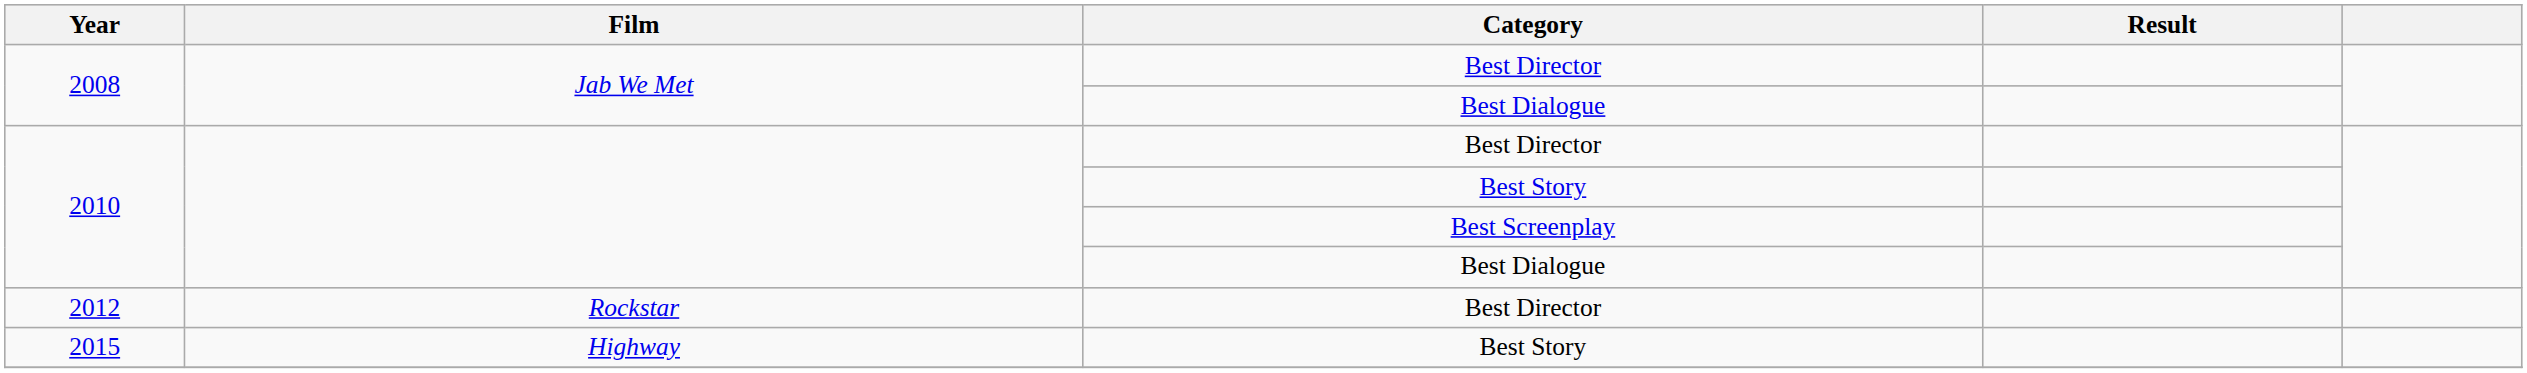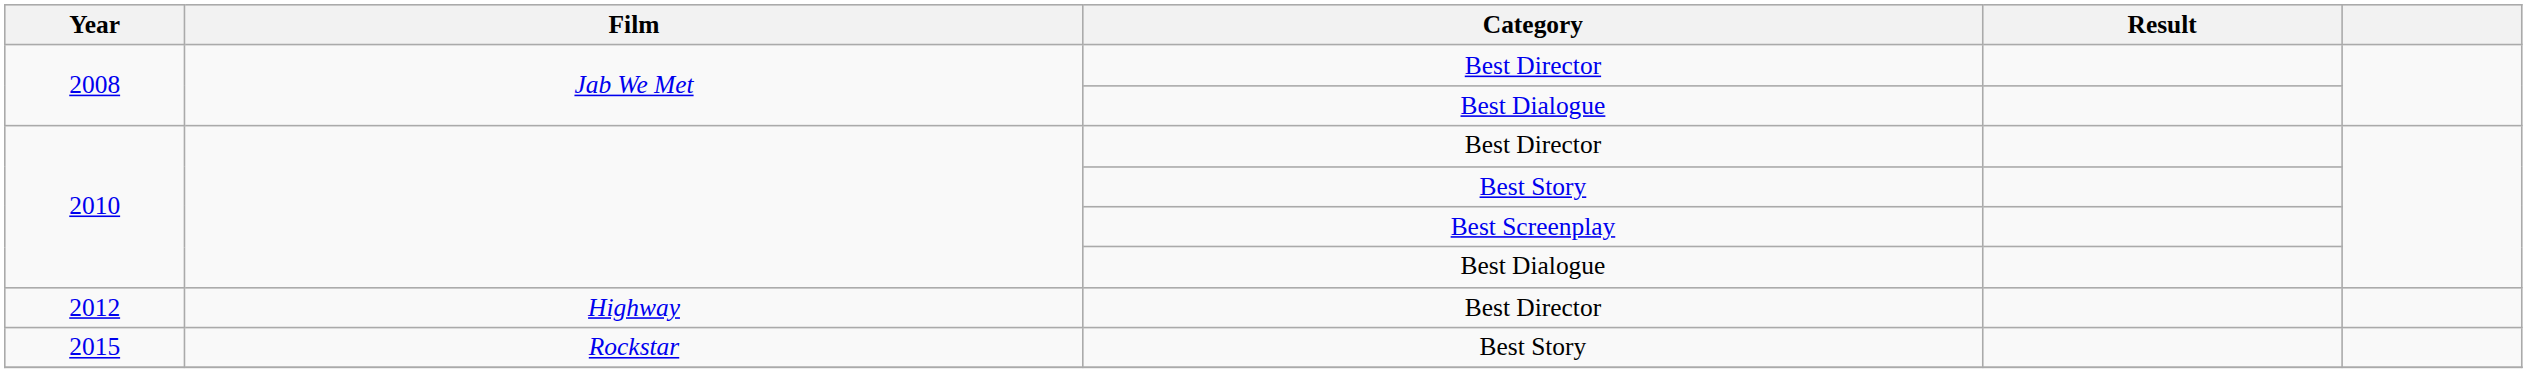(634, 307) Rockstar -> (634, 307) Highway
(634, 347) Highway -> (634, 347) Rockstar
